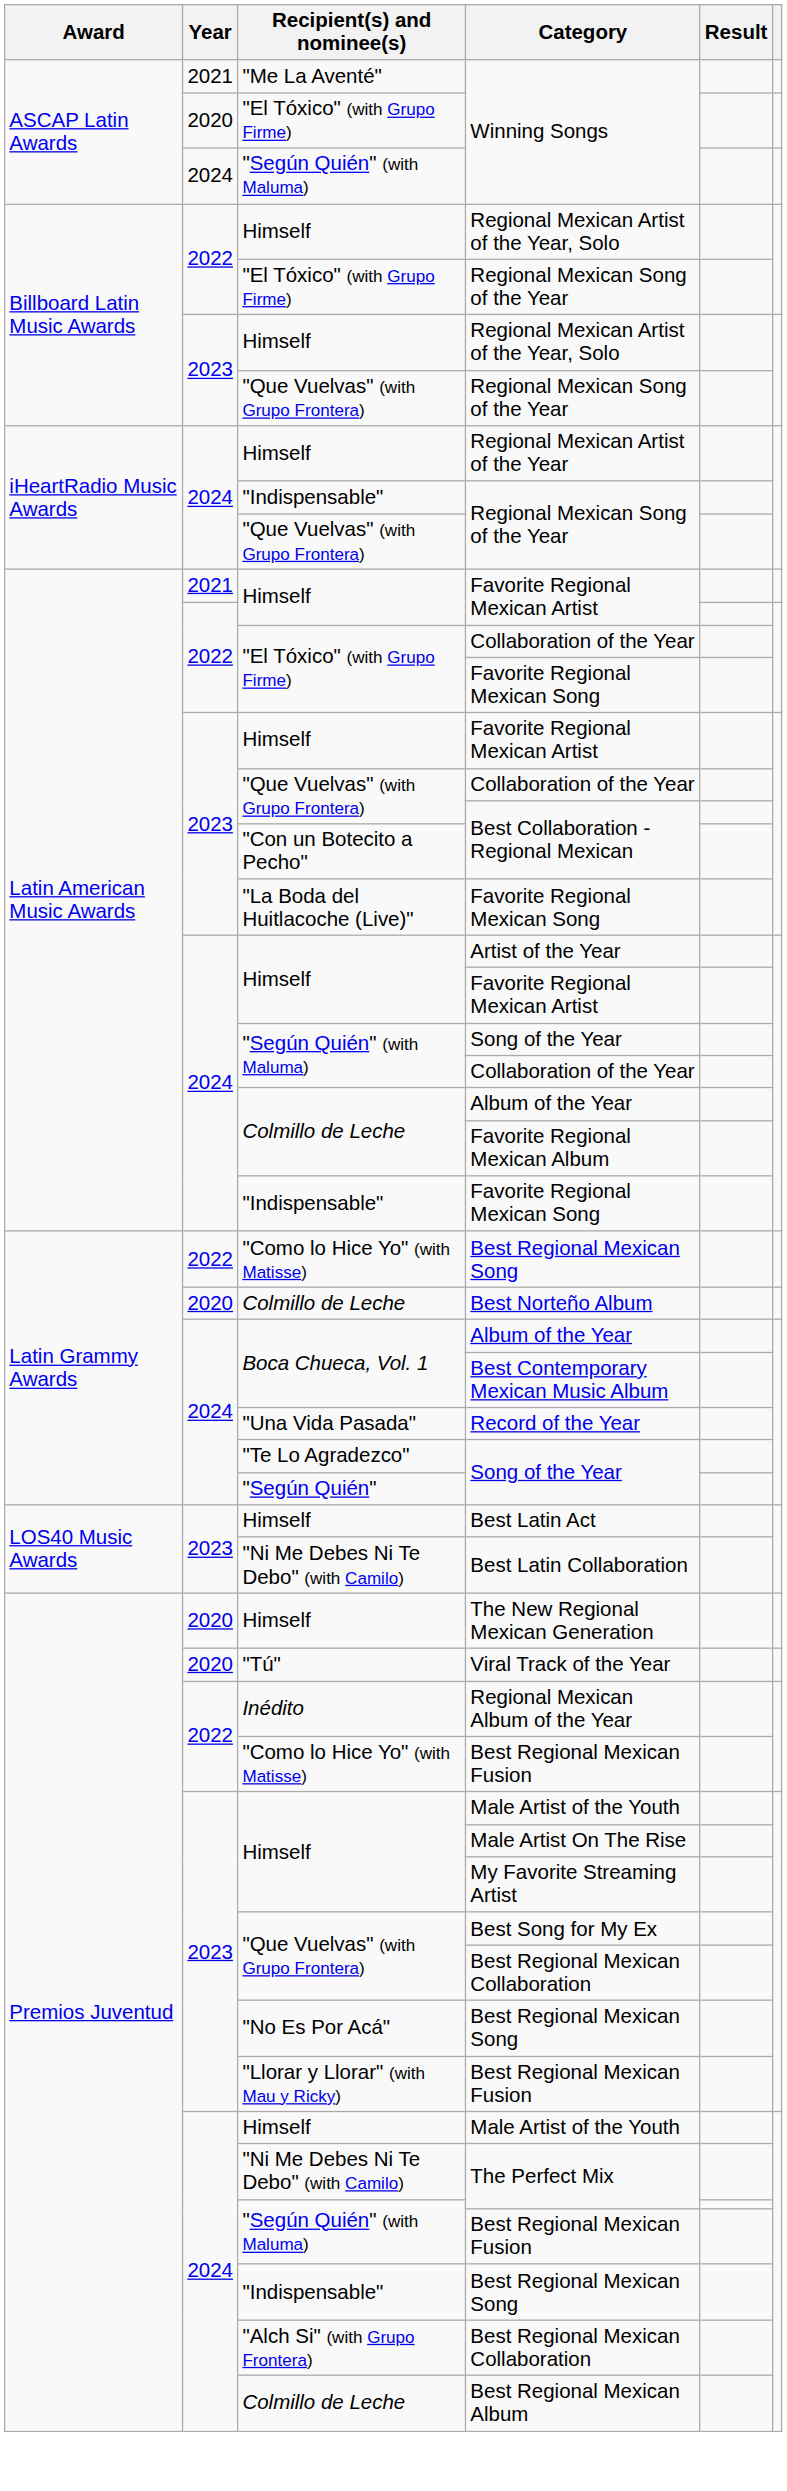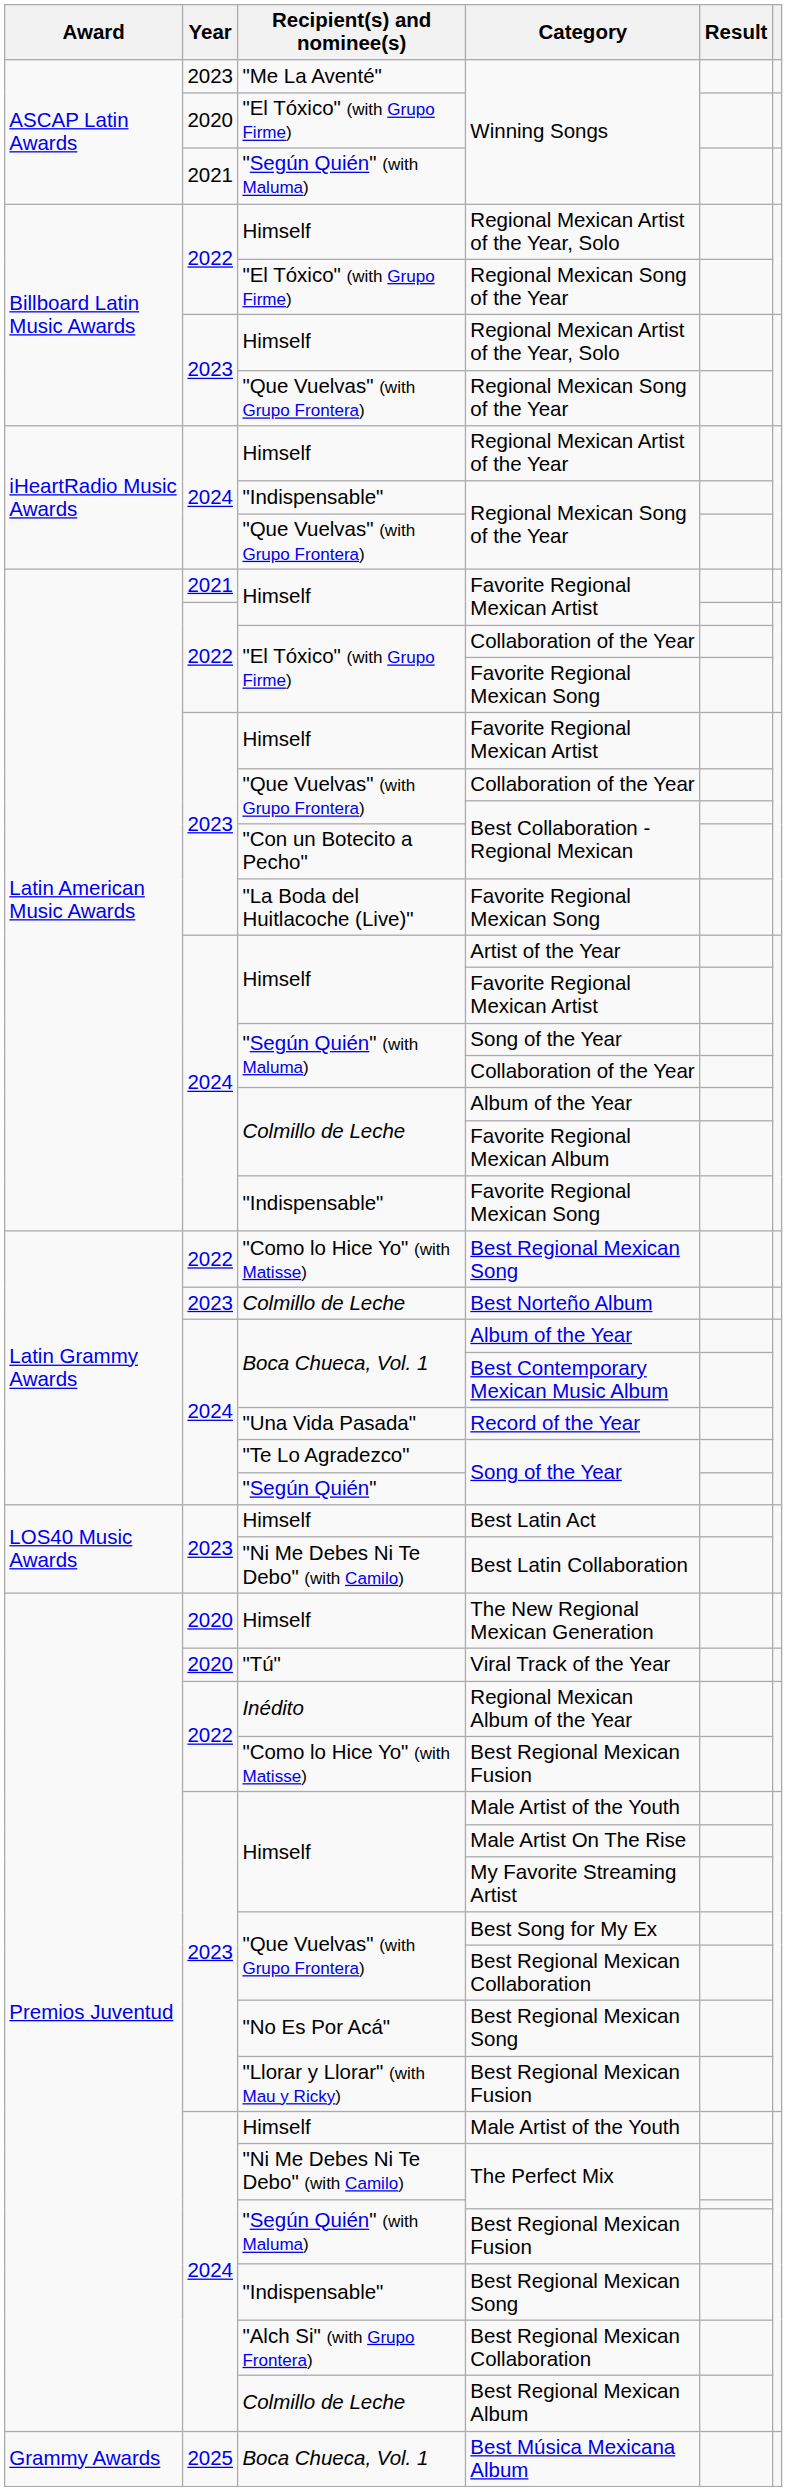(210, 76) 2021 -> (210, 76) 2023
(210, 175) 2024 -> (210, 175) 2021
(210, 1302) 2020 -> (210, 1302) 2023
+ row: (335, 2458)
